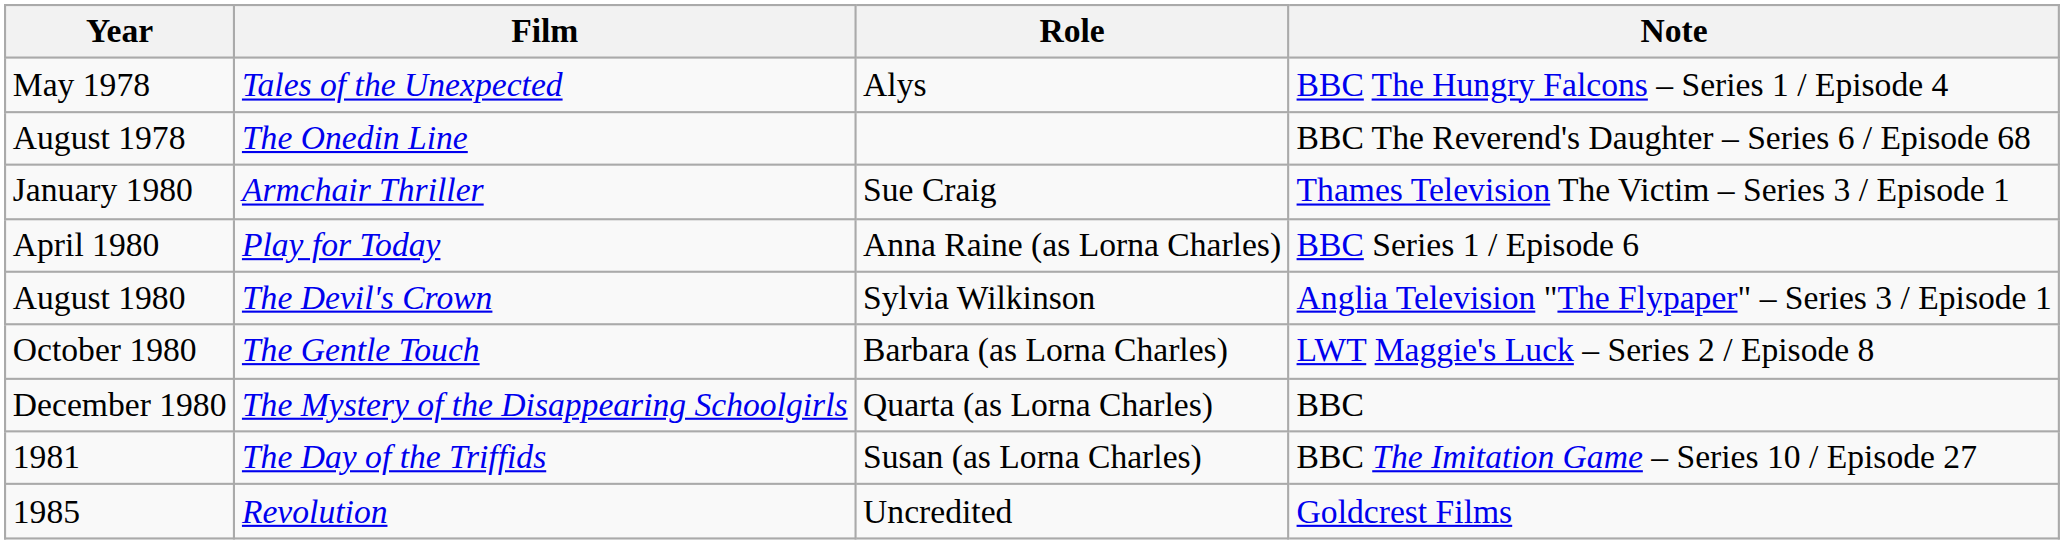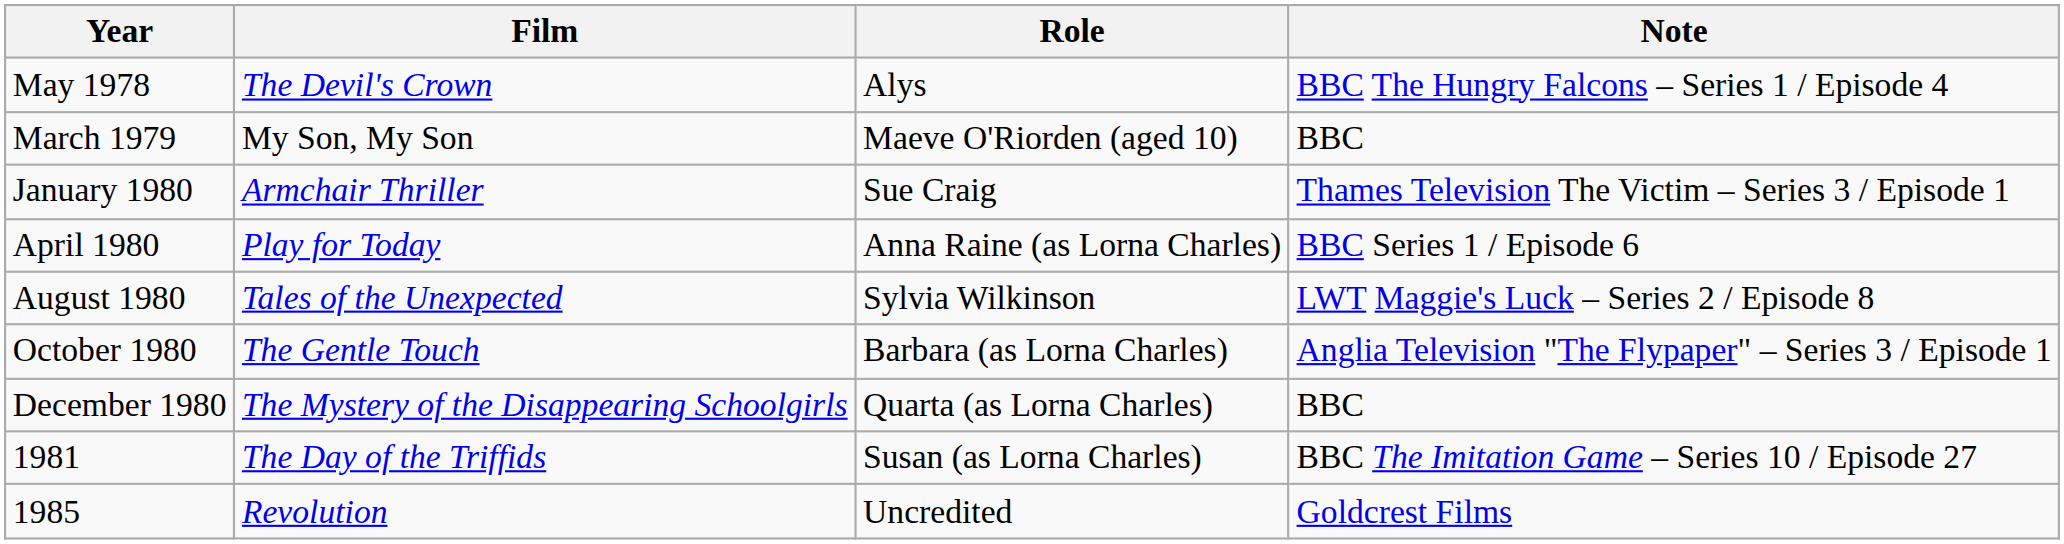(402, 84) Tales of the Unexpected -> (367, 84) The Devil's Crown
- row: (99, 137)
+ row: (94, 137)
(367, 297) The Devil's Crown -> (402, 297) Tales of the Unexpected
(1674, 297) Anglia Television "The Flypaper" – Series 3 / Episode 1 -> (1585, 297) LWT Maggie's Luck – Series 2 / Episode 8
(1585, 350) LWT Maggie's Luck – Series 2 / Episode 8 -> (1674, 350) Anglia Television "The Flypaper" – Series 3 / Episode 1
